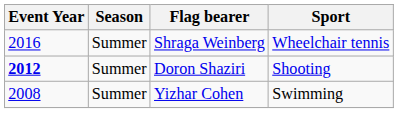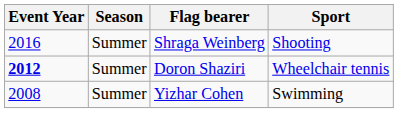(331, 42) Wheelchair tennis -> (301, 42) Shooting
(301, 68) Shooting -> (331, 68) Wheelchair tennis
